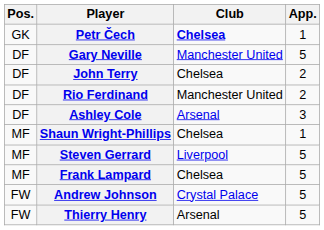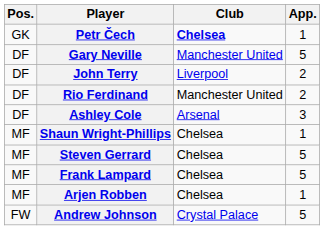(200, 74) Chelsea -> (202, 74) Liverpool
(202, 154) Liverpool -> (200, 154) Chelsea
+ row: (105, 194)
- row: (105, 214)
